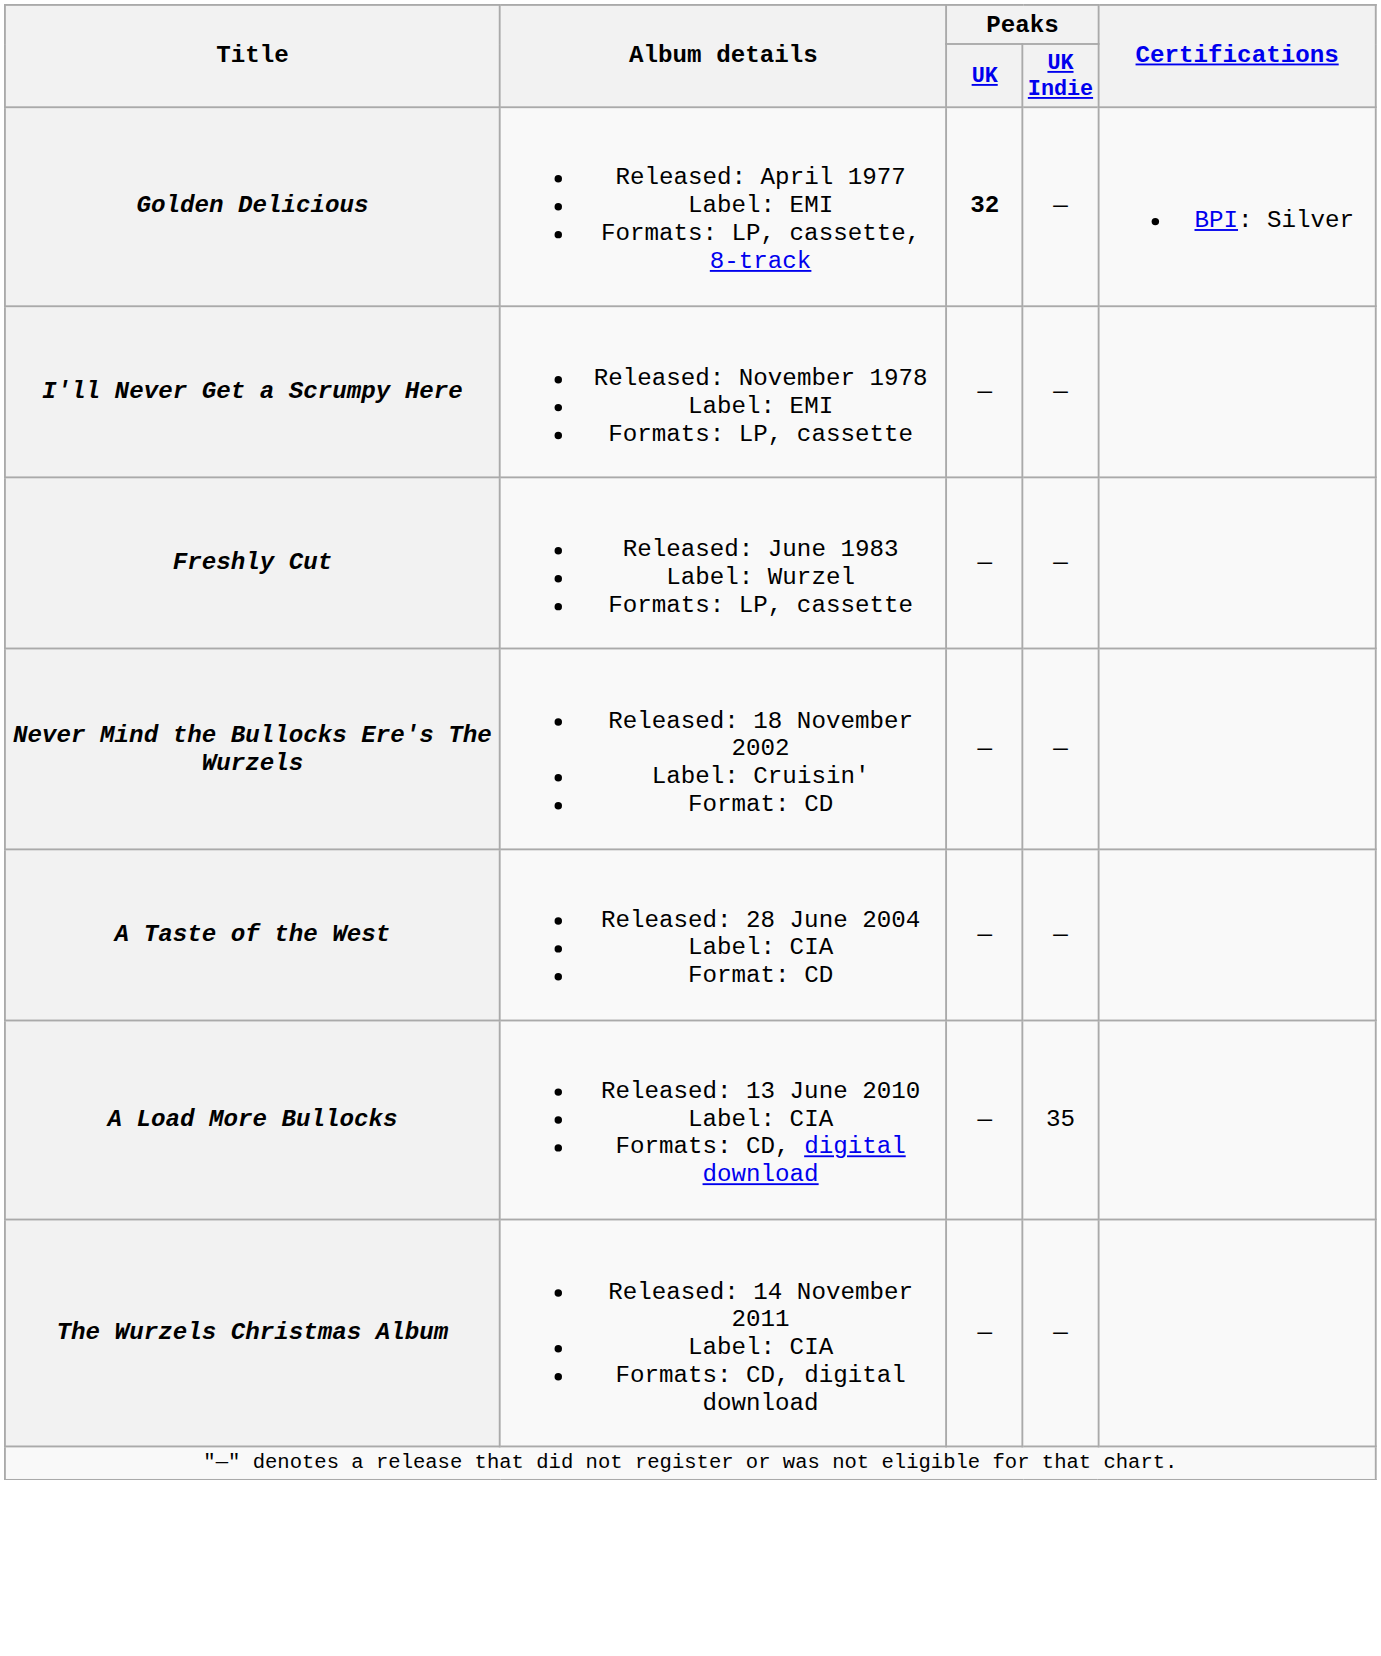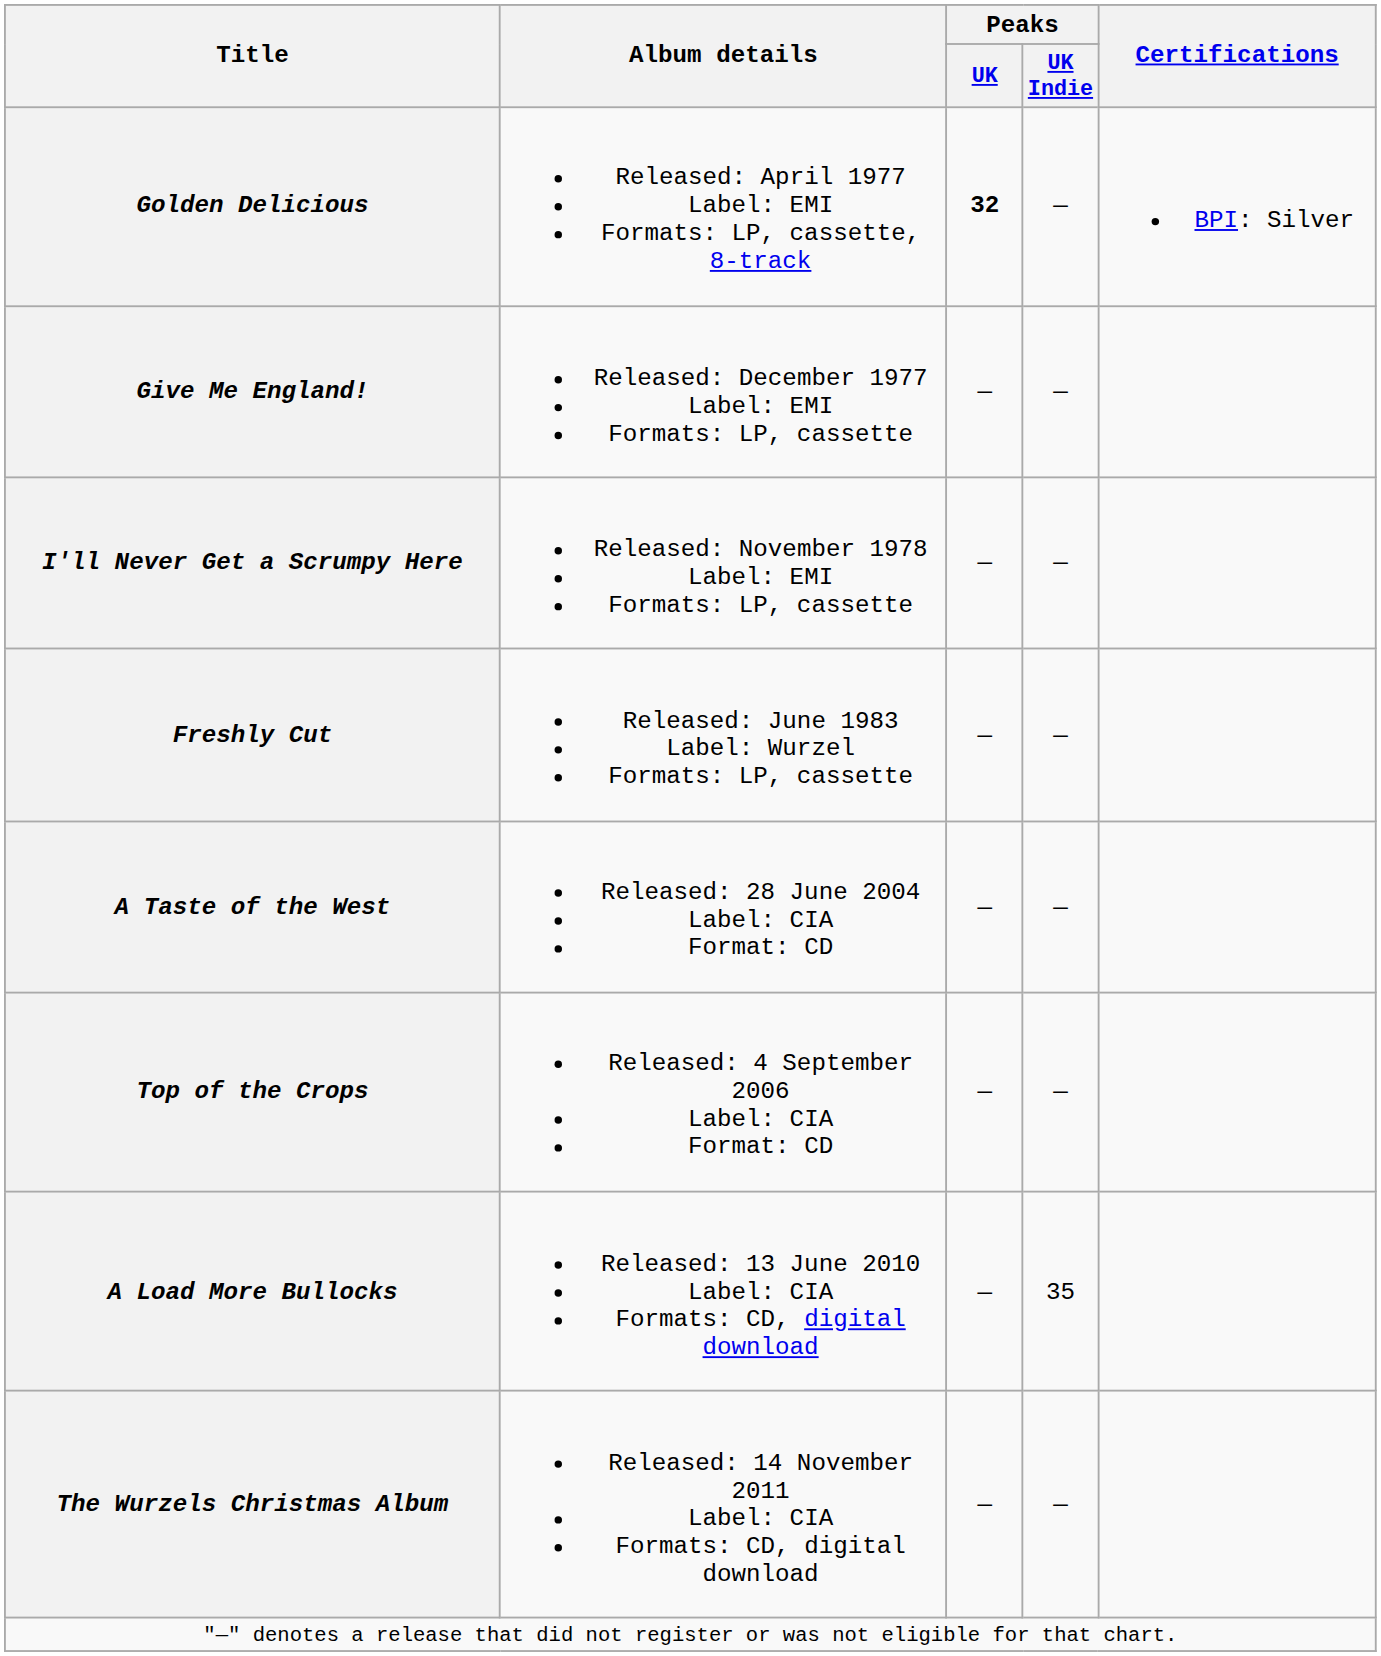+ row: (252, 392)
- row: (252, 749)
+ row: (252, 1092)
